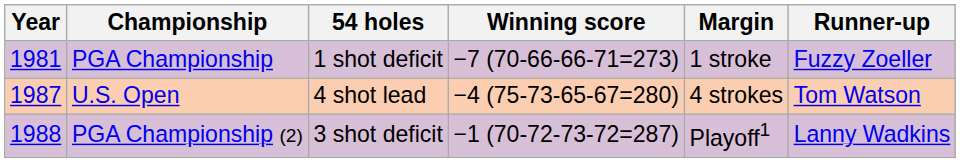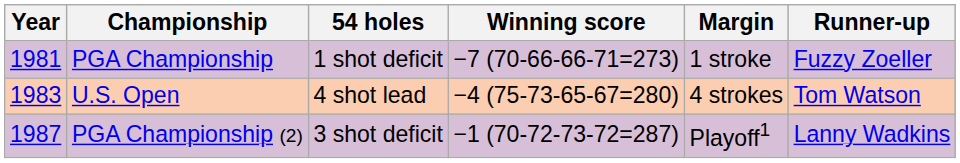(36, 95) 1987 -> (36, 95) 1983
(36, 135) 1988 -> (36, 135) 1987
